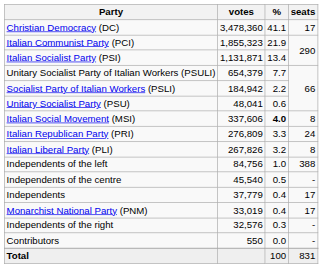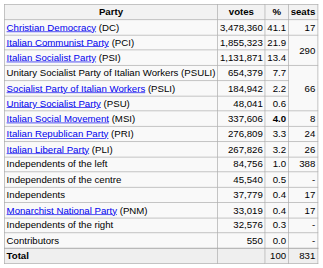(313, 150) 8 -> (310, 150) 26
